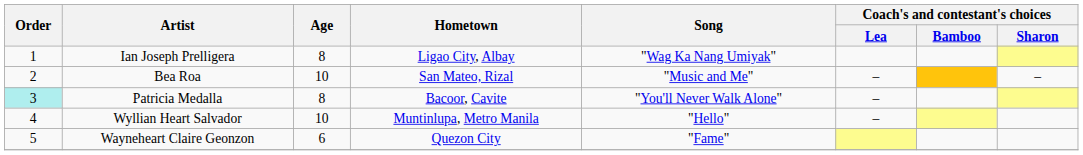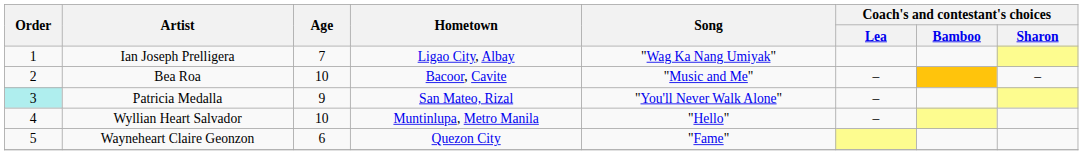(322, 56) 8 -> (322, 56) 7
(466, 77) San Mateo, Rizal -> (466, 77) Bacoor, Cavite
(322, 98) 8 -> (322, 98) 9
(466, 98) Bacoor, Cavite -> (466, 98) San Mateo, Rizal
